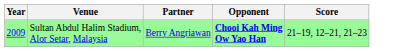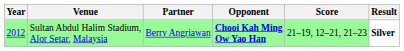+ column: (384, 12)
(16, 33) 2009 -> (16, 33) 2012
